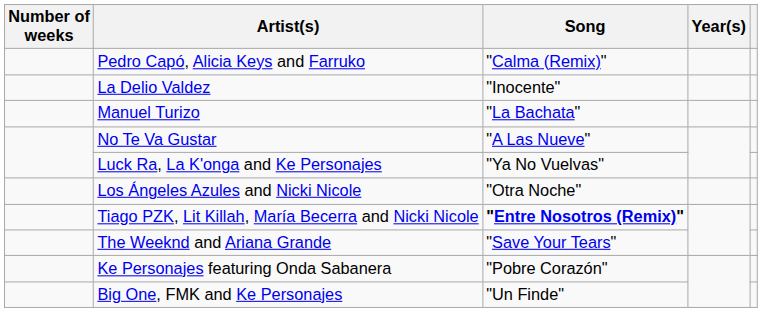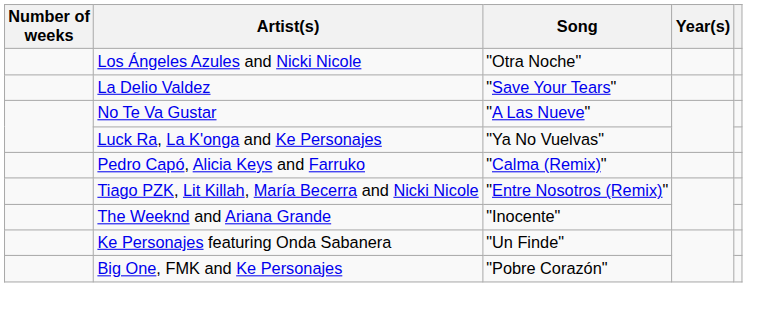rows swapped: (229, 191) <-> (231, 61)
(523, 87) "Inocente" -> (551, 87) "Save Your Tears"
- row: (149, 113)
(585, 216) bold -> (577, 191) normal
(551, 242) "Save Your Tears" -> (523, 216) "Inocente"
(547, 268) "Pobre Corazón" -> (525, 242) "Un Finde"
(525, 294) "Un Finde" -> (547, 268) "Pobre Corazón"
